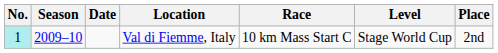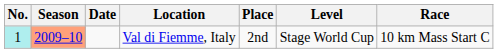columns swapped: (297, 15) <-> (474, 15)
(58, 37) no background -> (58, 37) lightsalmon background
